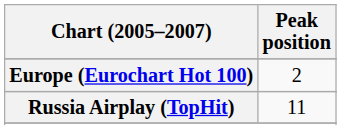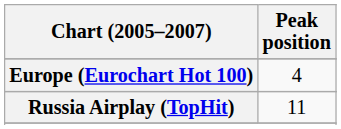(297, 75) 2 -> (297, 75) 4
